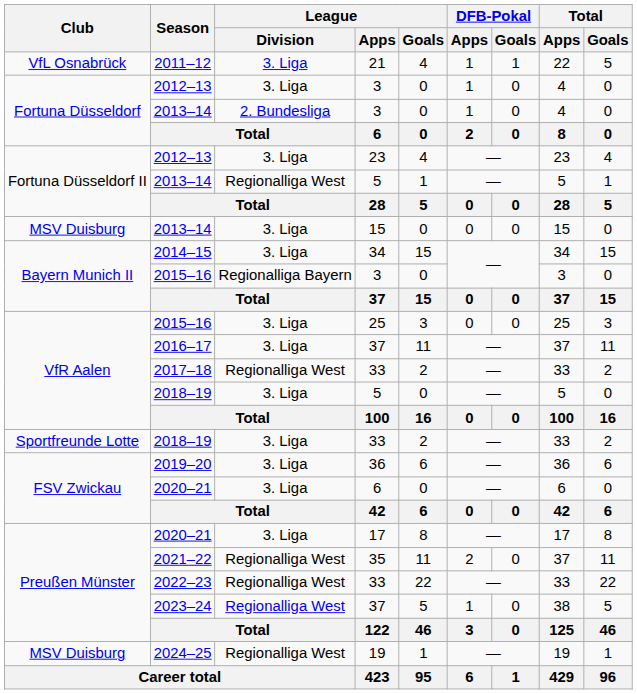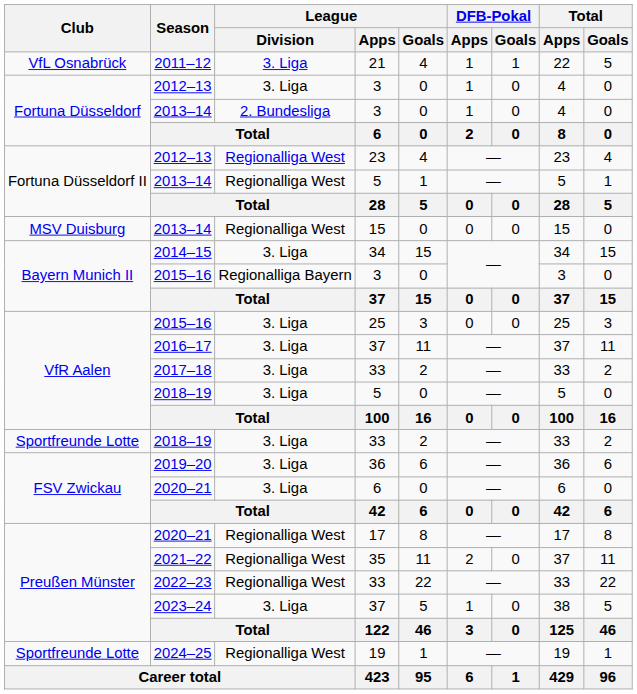(285, 157) 3. Liga -> (285, 157) Regionalliga West
(285, 228) 3. Liga -> (285, 228) Regionalliga West
(285, 370) Regionalliga West -> (285, 370) 3. Liga
(285, 535) 3. Liga -> (285, 535) Regionalliga West
(285, 606) Regionalliga West -> (285, 606) 3. Liga
(77, 653) MSV Duisburg -> (77, 653) Sportfreunde Lotte
